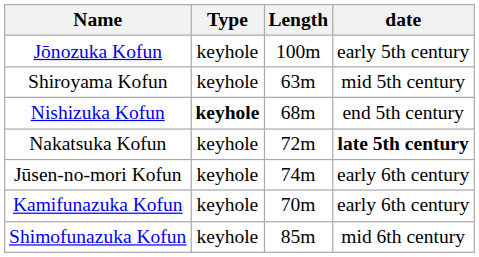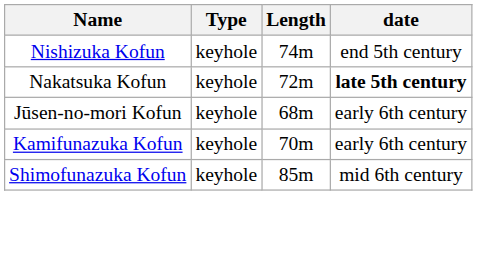- row: (98, 50)
- row: (98, 81)
(227, 112) bold -> (226, 50) normal
(298, 112) 68m -> (296, 50) 74m
(298, 174) 74m -> (296, 112) 68m
